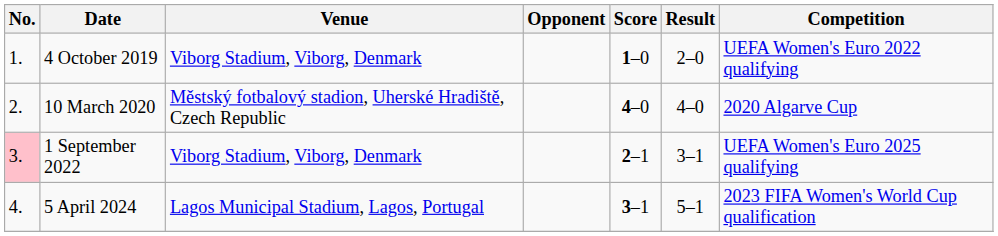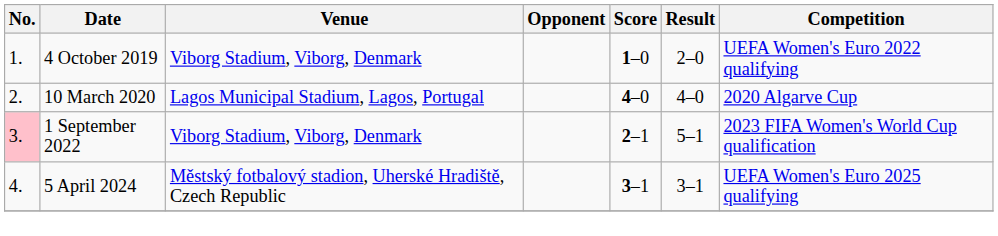(337, 107) Městský fotbalový stadion, Uherské Hradiště, Czech Republic -> (327, 97) Lagos Municipal Stadium, Lagos, Portugal
(690, 157) 3–1 -> (690, 136) 5–1
(822, 157) UEFA Women's Euro 2025 qualifying -> (840, 136) 2023 FIFA Women's World Cup qualification
(327, 206) Lagos Municipal Stadium, Lagos, Portugal -> (337, 185) Městský fotbalový stadion, Uherské Hradiště, Czech Republic
(690, 206) 5–1 -> (690, 185) 3–1
(840, 206) 2023 FIFA Women's World Cup qualification -> (822, 185) UEFA Women's Euro 2025 qualifying
